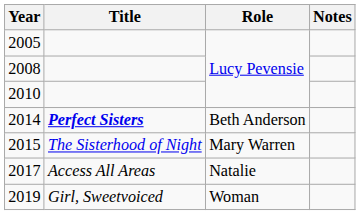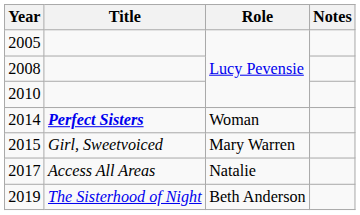(257, 119) Beth Anderson -> (234, 119) Woman
(125, 145) The Sisterhood of Night -> (105, 145) Girl, Sweetvoiced
(105, 196) Girl, Sweetvoiced -> (125, 196) The Sisterhood of Night
(234, 196) Woman -> (257, 196) Beth Anderson
